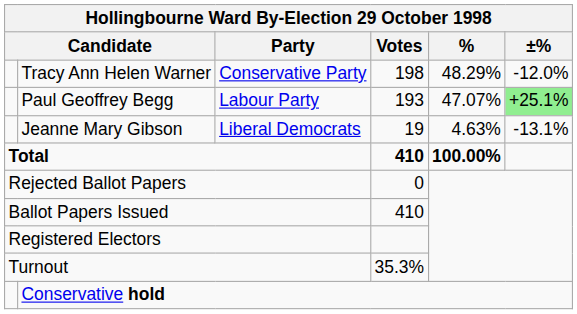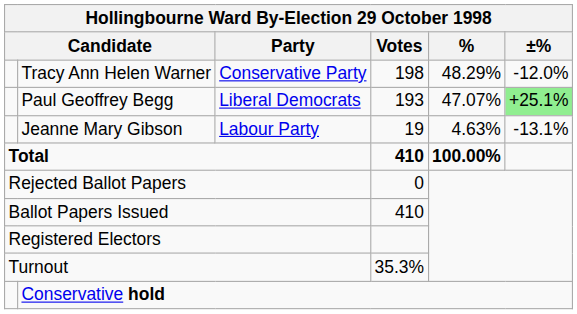(269, 101) Labour Party -> (290, 101) Liberal Democrats
(290, 128) Liberal Democrats -> (269, 128) Labour Party
